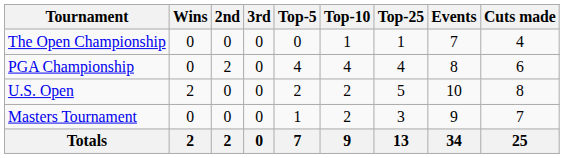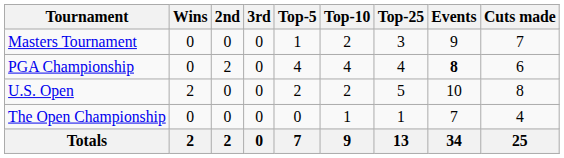rows swapped: (73, 116) <-> (87, 41)
(454, 66) normal -> (454, 66) bold
